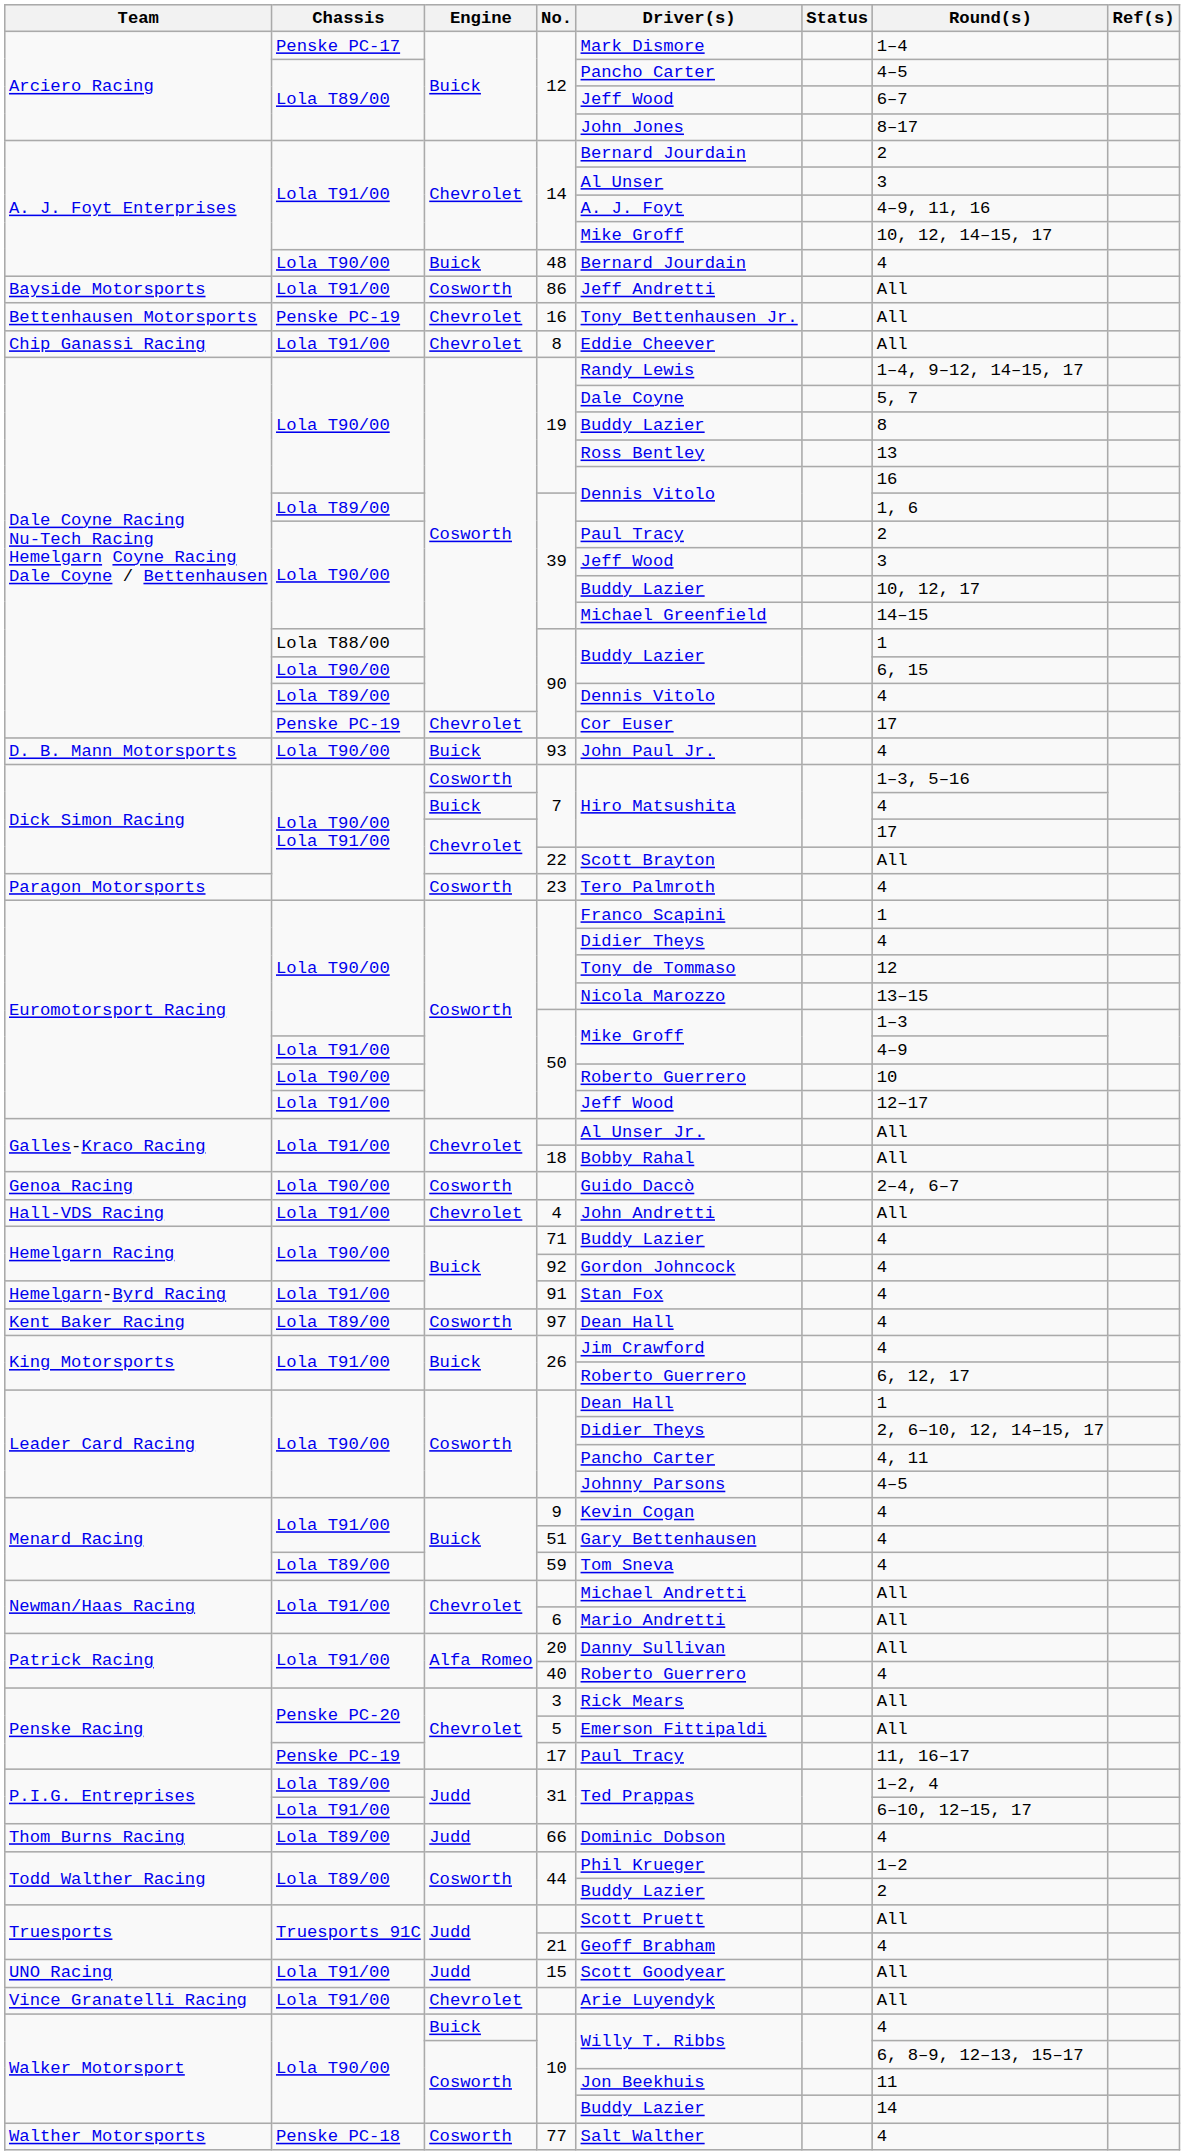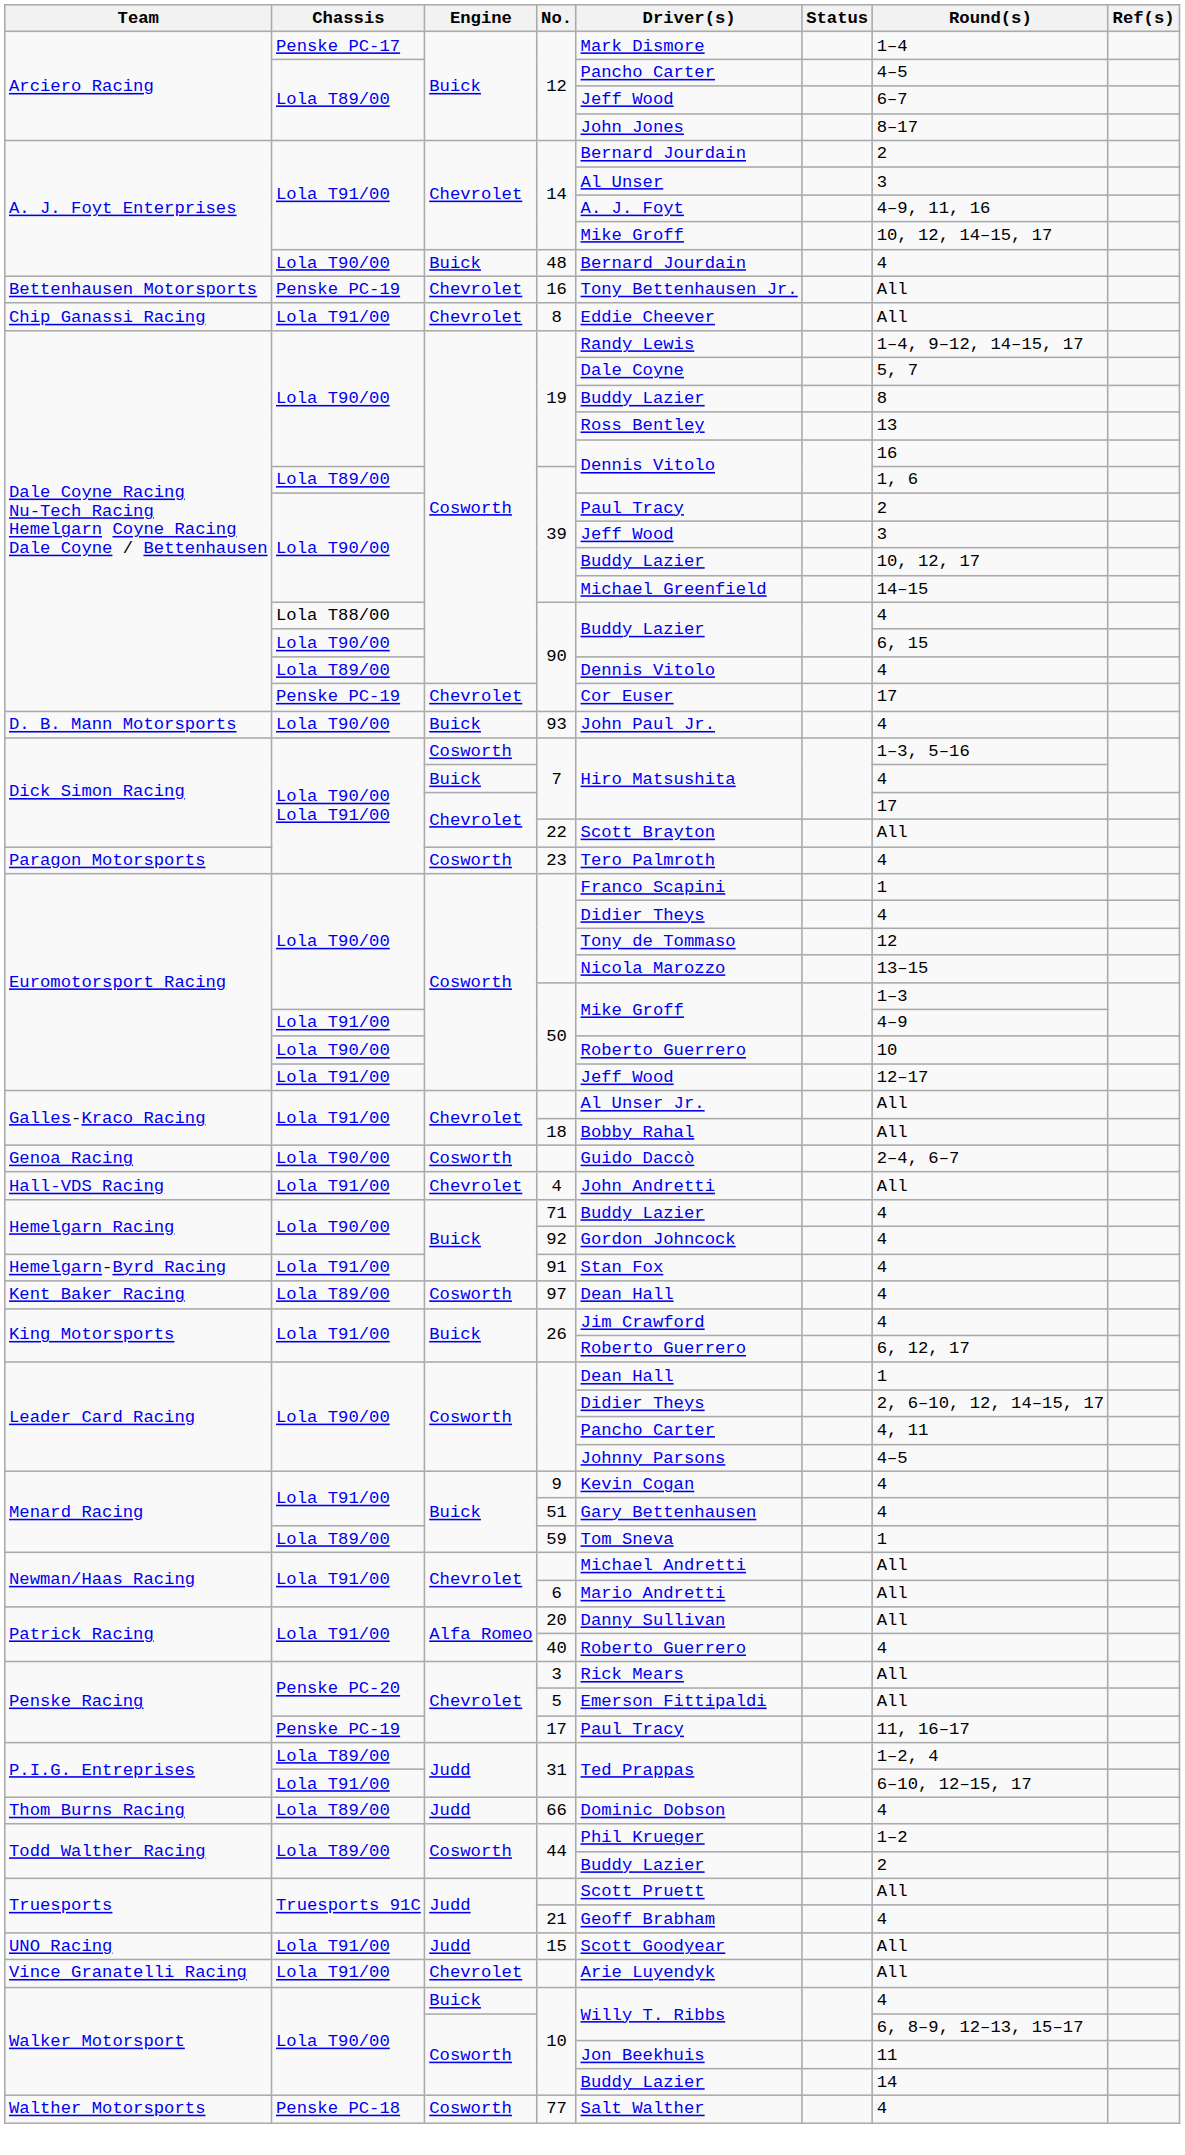- row: (333, 290)
(882, 643) 1 -> (882, 616) 4
(882, 1566) 4 -> (882, 1539) 1
